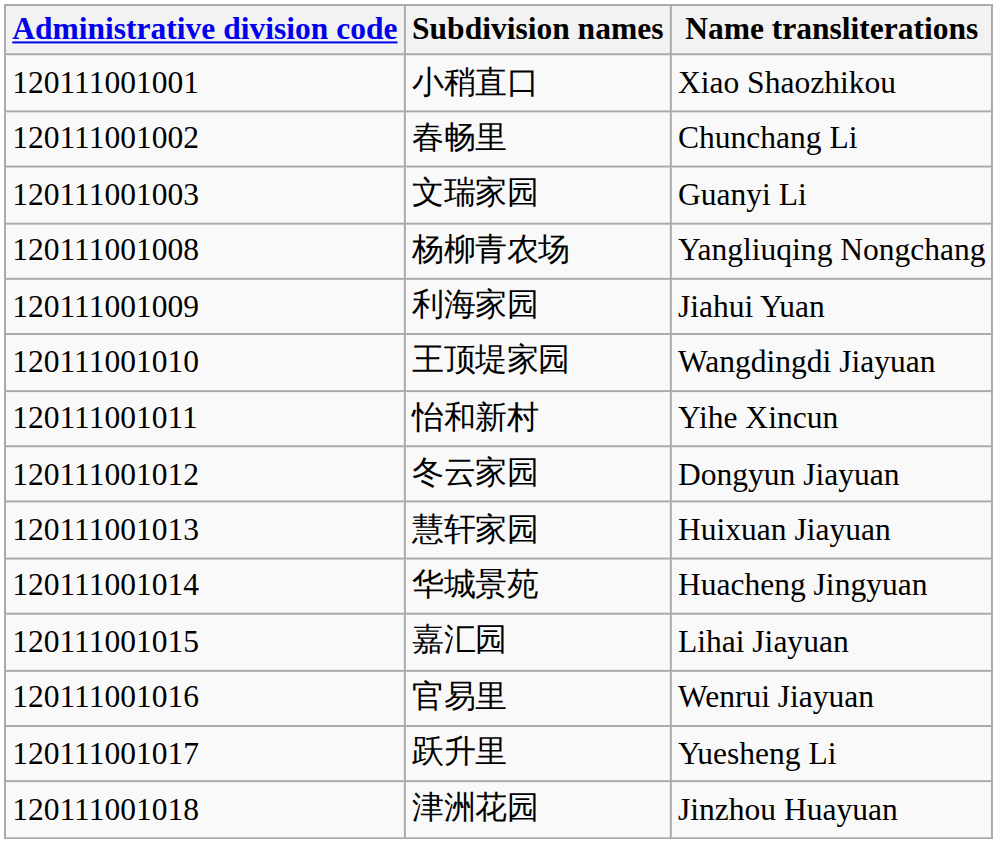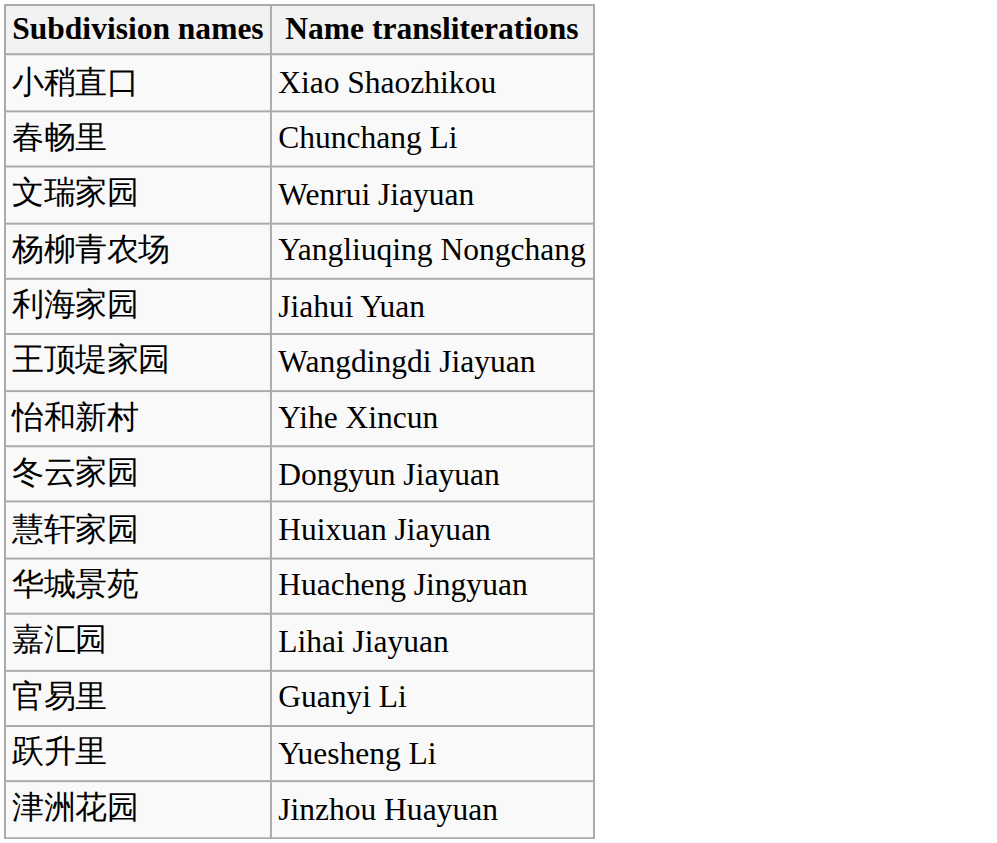- column: (205, 29)
(742, 194) Guanyi Li -> (376, 194) Wenrui Jiayuan
(776, 697) Wenrui Jiayuan -> (343, 697) Guanyi Li
